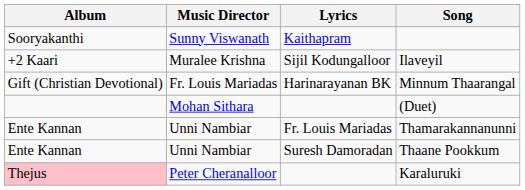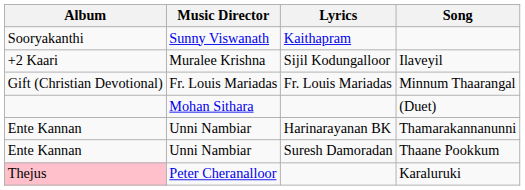(337, 83) Harinarayanan BK -> (338, 83) Fr. Louis Mariadas
(338, 128) Fr. Louis Mariadas -> (337, 128) Harinarayanan BK
